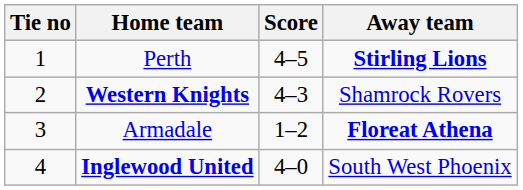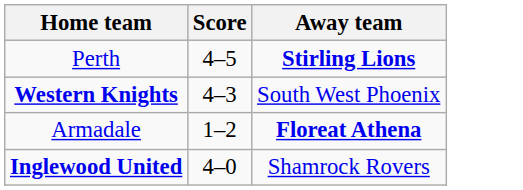- column: (40, 22)
(420, 94) Shamrock Rovers -> (349, 94) South West Phoenix
(420, 166) South West Phoenix -> (349, 166) Shamrock Rovers
